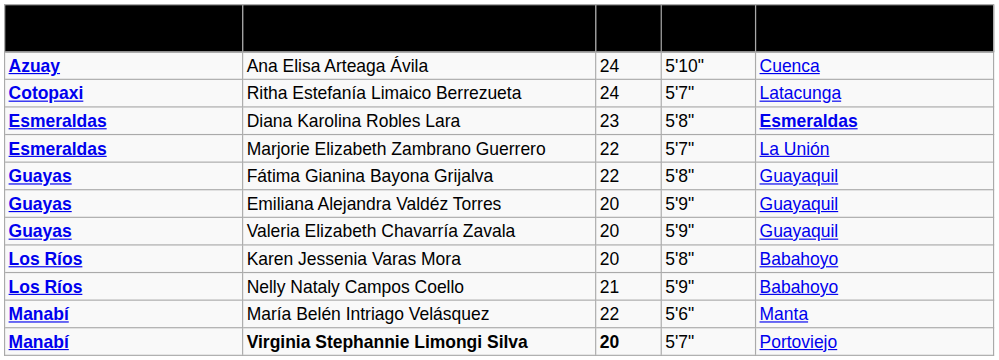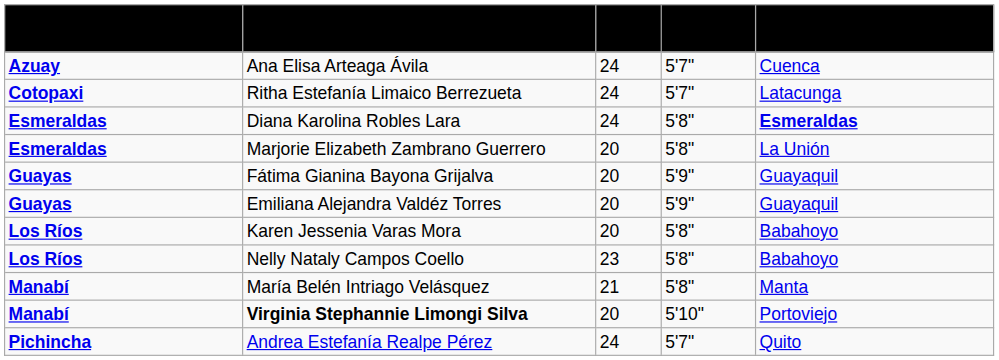(685, 66) 5'10" -> (680, 66) 5'7"
(609, 121) 23 -> (609, 121) 24
(609, 149) 22 -> (609, 149) 20
(680, 149) 5'7" -> (680, 149) 5'8"
(609, 176) 22 -> (609, 176) 20
(680, 176) 5'8" -> (680, 176) 5'9"
- row: (381, 231)
(609, 287) 21 -> (609, 259) 23
(680, 287) 5'9" -> (680, 259) 5'8"
(609, 314) 22 -> (609, 287) 21
(680, 314) 5'6" -> (680, 287) 5'8"
(609, 342) bold -> (609, 314) normal
(680, 342) 5'7" -> (685, 314) 5'10"
+ row: (369, 342)
